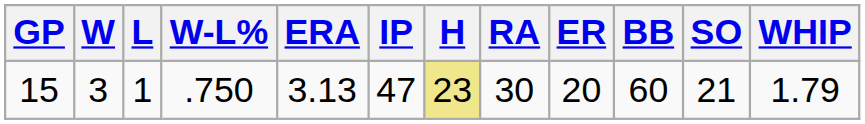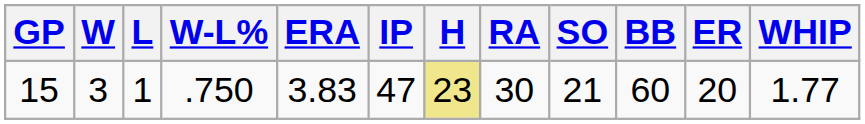columns swapped: (581, 32) <-> (716, 32)
(322, 89) 3.13 -> (322, 89) 3.83
(805, 89) 1.79 -> (805, 89) 1.77
